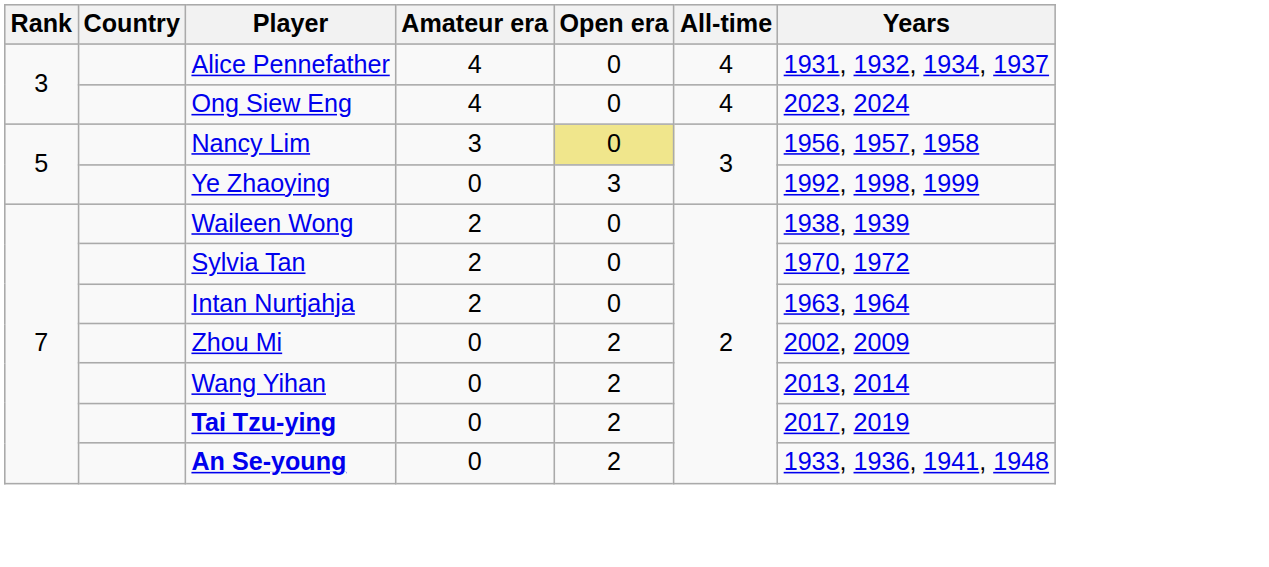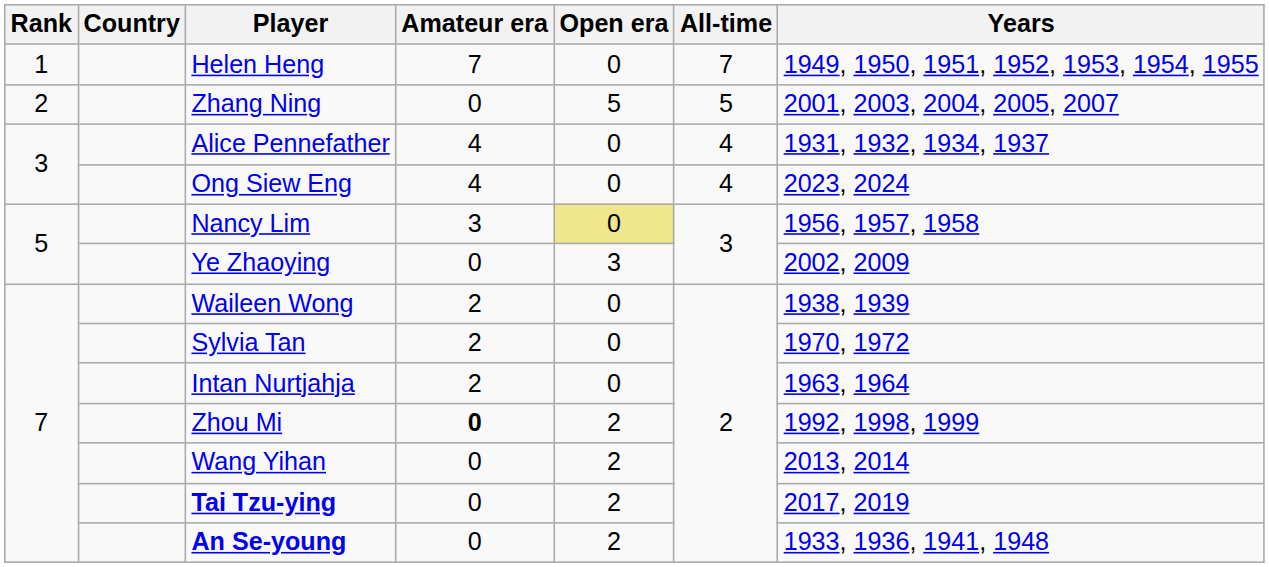+ row: (258, 64)
+ row: (256, 104)
(881, 183) 1992, 1998, 1999 -> (847, 263) 2002, 2009
(475, 343) normal -> (475, 422) bold
(847, 343) 2002, 2009 -> (881, 422) 1992, 1998, 1999
